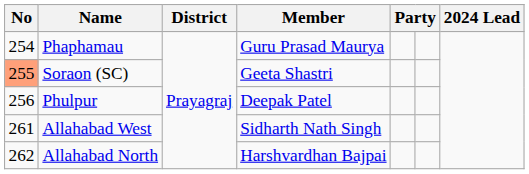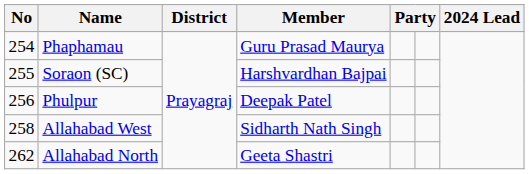(21, 73) lightsalmon background -> (21, 73) no background
(287, 73) Geeta Shastri -> (313, 73) Harshvardhan Bajpai
(21, 127) 261 -> (21, 127) 258
(313, 155) Harshvardhan Bajpai -> (287, 155) Geeta Shastri
